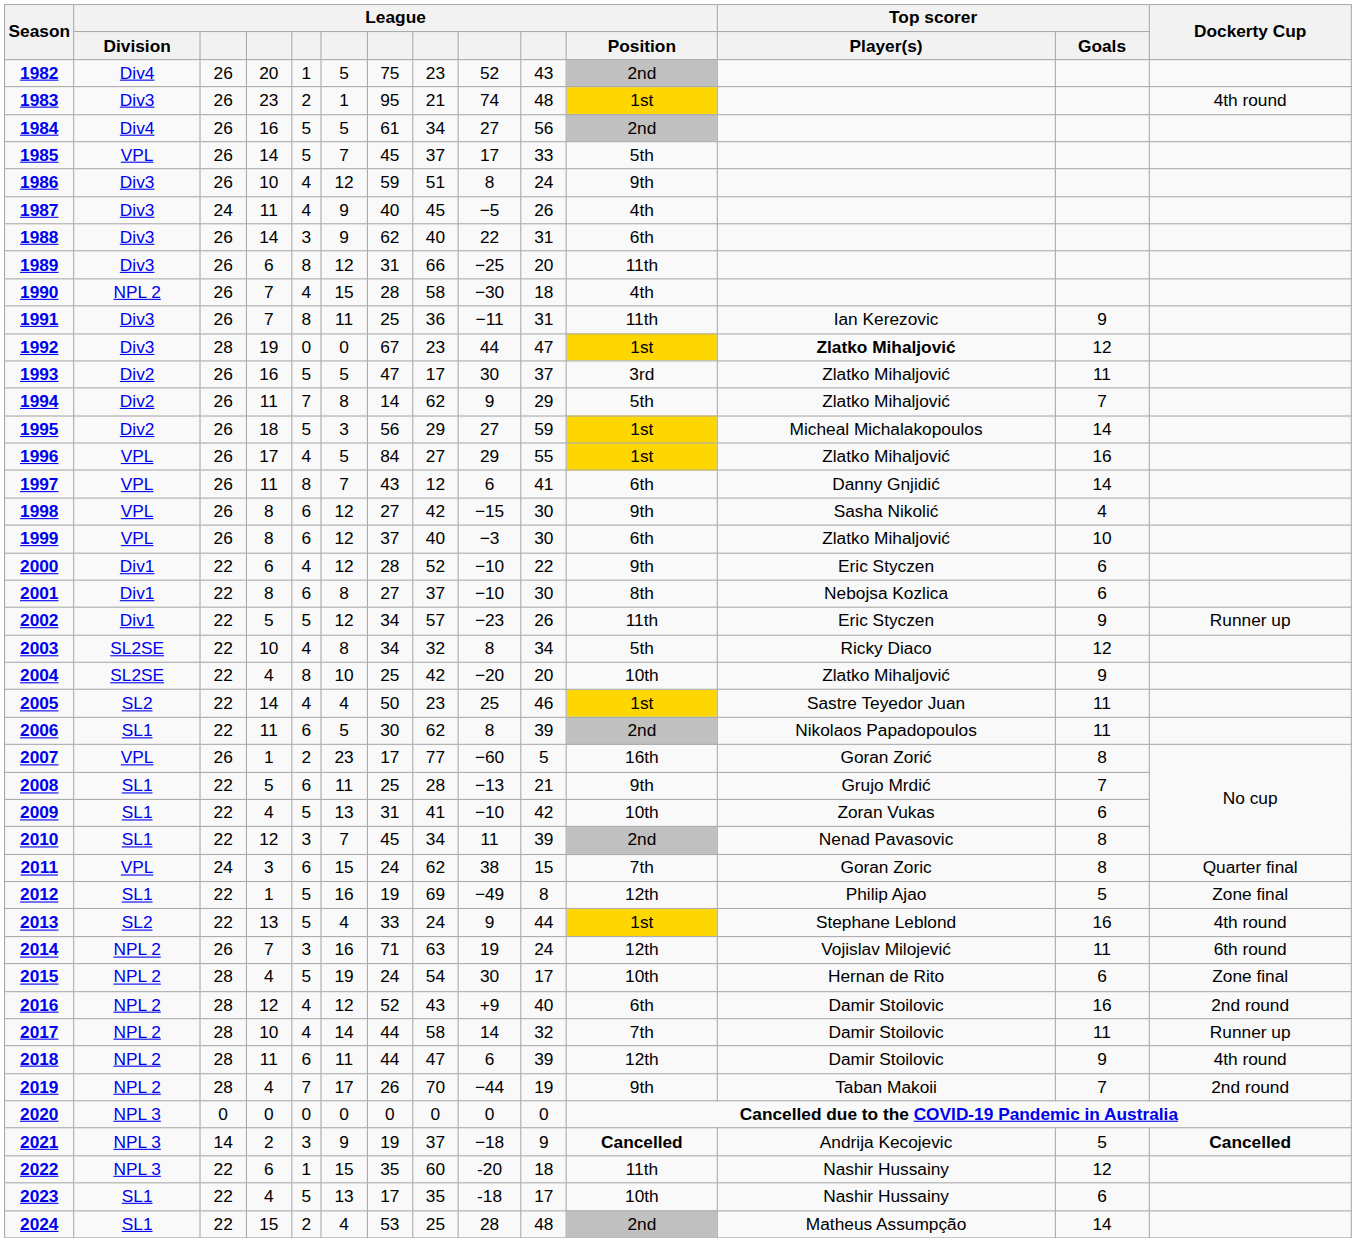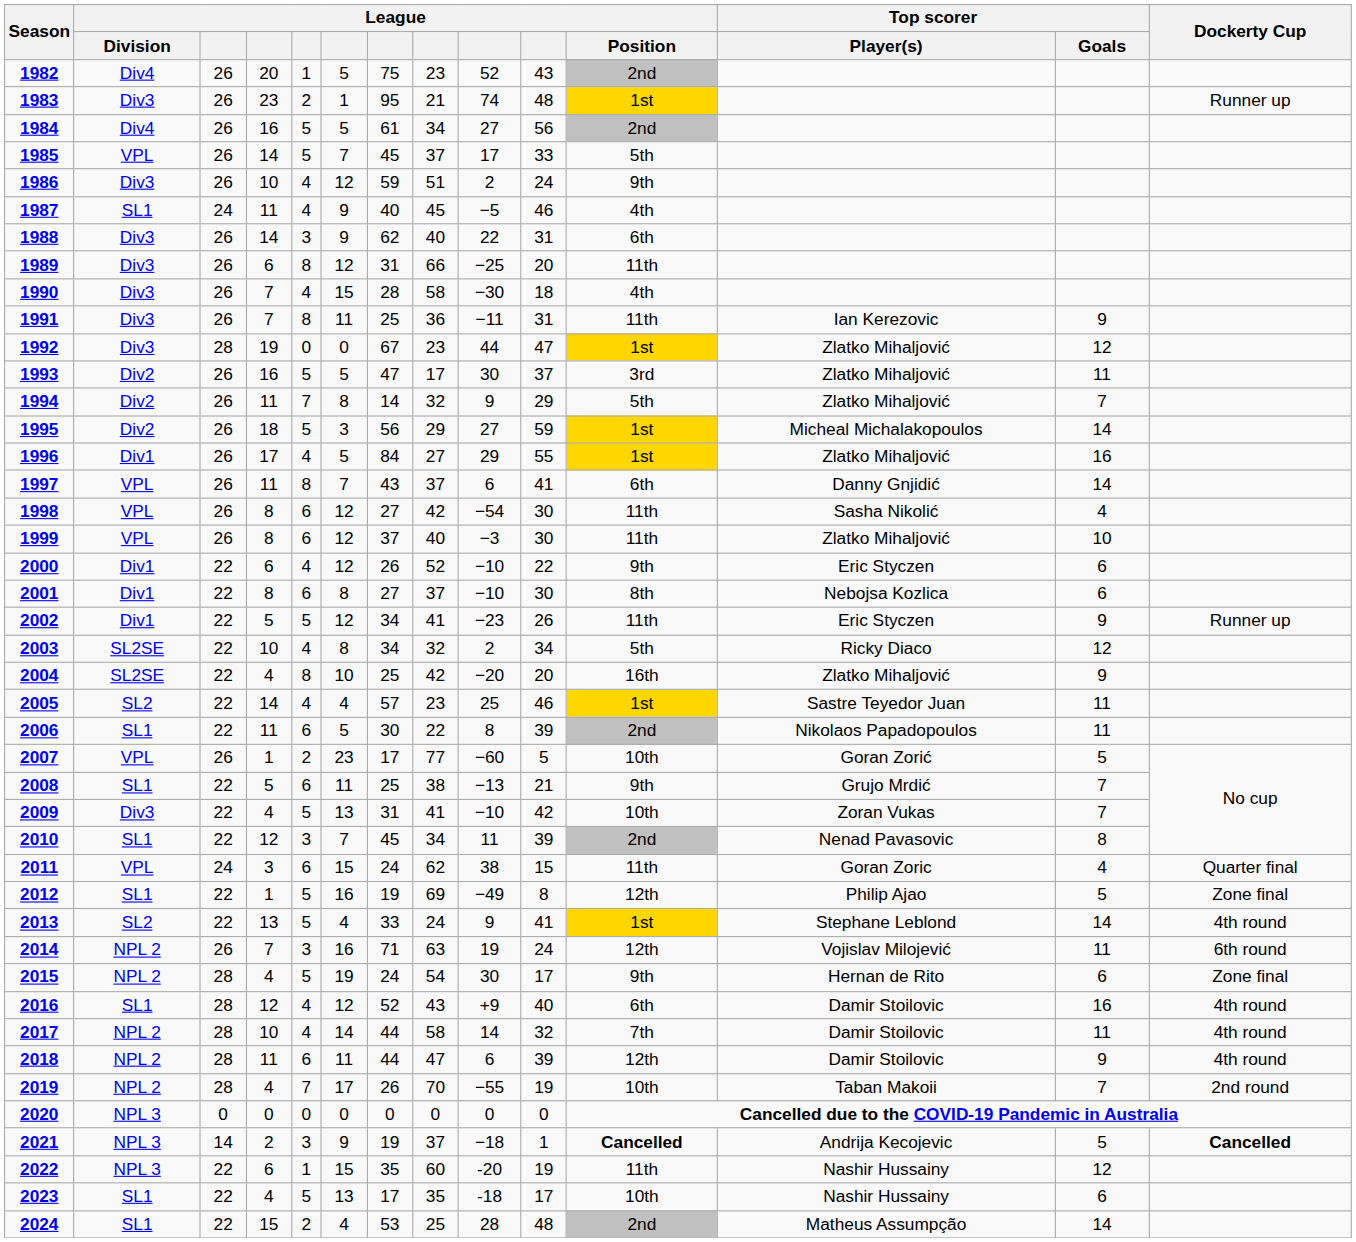(1250, 100) 4th round -> (1250, 100) Runner up
(490, 182) 8 -> (490, 182) 2
(137, 210) Div3 -> (137, 210) SL1
(544, 210) 26 -> (544, 210) 46
(137, 292) NPL 2 -> (137, 292) Div3
(886, 347) bold -> (886, 347) normal
(435, 401) 62 -> (435, 401) 32
(137, 456) VPL -> (137, 456) Div1
(435, 484) 12 -> (435, 484) 37
(490, 511) −15 -> (490, 511) −54
(642, 511) 9th -> (642, 511) 11th
(642, 538) 6th -> (642, 538) 11th
(390, 566) 28 -> (390, 566) 26
(435, 621) 57 -> (435, 621) 41
(490, 648) 8 -> (490, 648) 2
(642, 675) 10th -> (642, 675) 16th
(390, 703) 50 -> (390, 703) 57
(435, 730) 62 -> (435, 730) 22
(642, 758) 16th -> (642, 758) 10th
(1102, 758) 8 -> (1102, 758) 5
(435, 785) 28 -> (435, 785) 38
(137, 812) SL1 -> (137, 812) Div3
(1102, 812) 6 -> (1102, 812) 7
(642, 867) 7th -> (642, 867) 11th
(1102, 867) 8 -> (1102, 867) 4
(544, 922) 44 -> (544, 922) 41
(1102, 922) 16 -> (1102, 922) 14
(642, 977) 10th -> (642, 977) 9th
(137, 1004) NPL 2 -> (137, 1004) SL1
(1250, 1004) 2nd round -> (1250, 1004) 4th round
(1250, 1032) Runner up -> (1250, 1032) 4th round
(490, 1086) −44 -> (490, 1086) −55
(642, 1086) 9th -> (642, 1086) 10th
(544, 1141) 9 -> (544, 1141) 1
(544, 1169) 18 -> (544, 1169) 19
